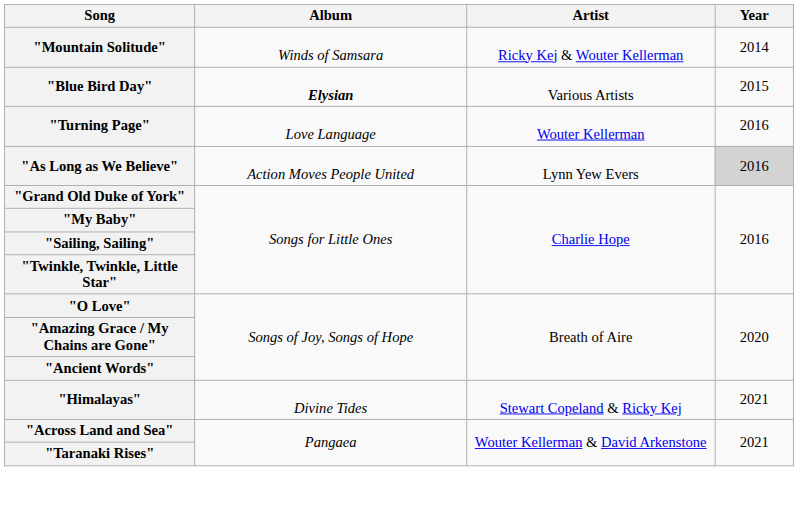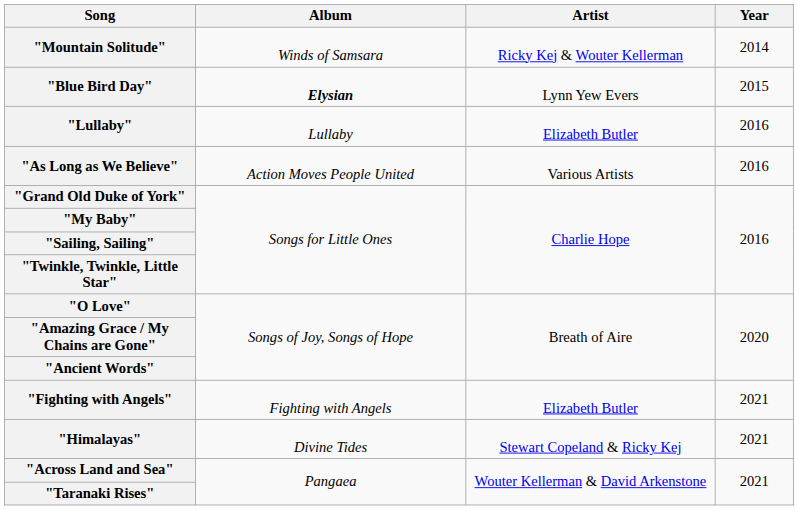(591, 94) Various Artists -> (590, 94) Lynn Yew Evers
- row: (100, 126)
+ row: (100, 126)
(591, 173) Lynn Yew Evers -> (590, 173) Various Artists
(754, 165) lightgrey background -> (754, 165) no background
+ row: (100, 399)
